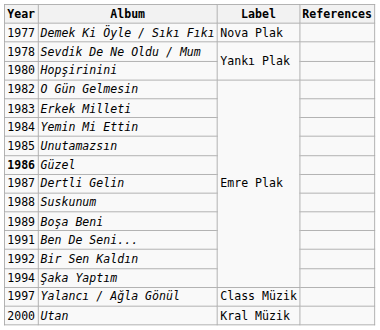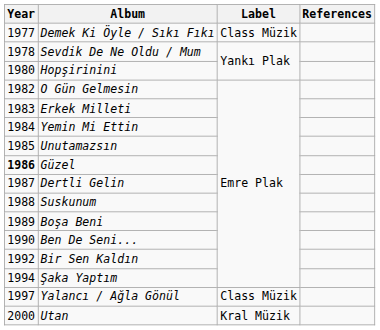(252, 33) Nova Plak -> (259, 33) Class Müzik
(21, 240) 1991 -> (21, 240) 1990
